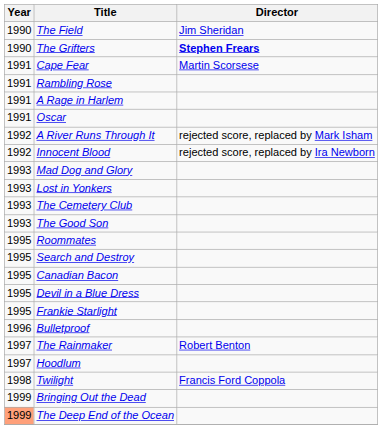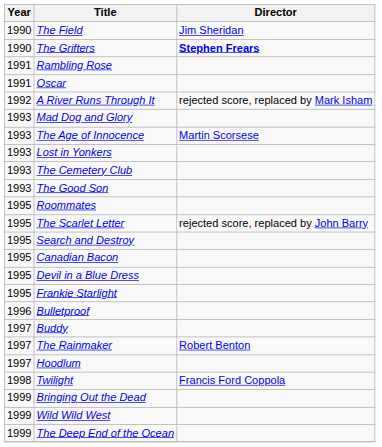- row: (63, 65)
- row: (80, 100)
- row: (73, 153)
+ row: (90, 135)
+ row: (80, 223)
+ row: (52, 328)
+ row: (73, 415)
(19, 415) lightsalmon background -> (19, 433) no background
